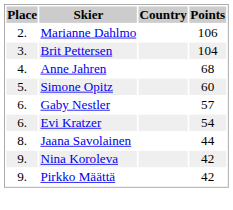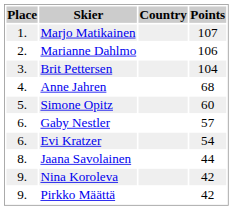+ row: (88, 32)
